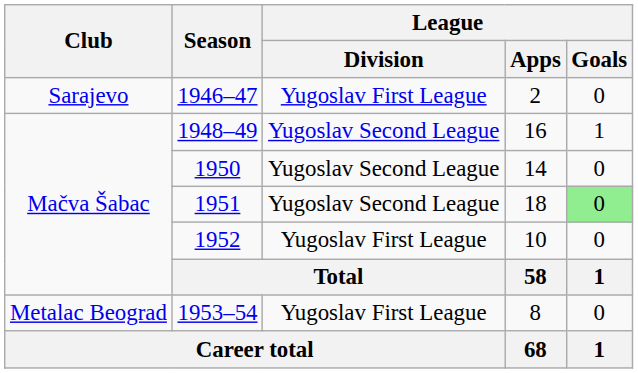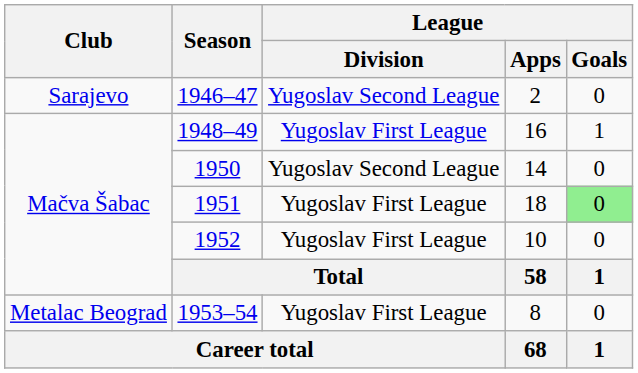(384, 95) Yugoslav First League -> (384, 95) Yugoslav Second League
(384, 131) Yugoslav Second League -> (384, 131) Yugoslav First League
(384, 204) Yugoslav Second League -> (384, 204) Yugoslav First League
